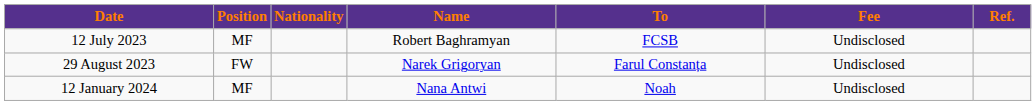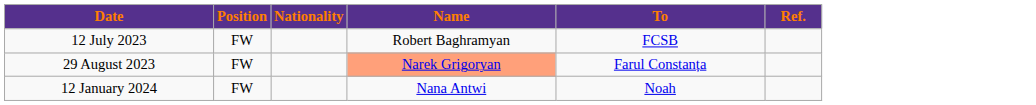- column: (869, 16)
(242, 40) MF -> (242, 40) FW
(451, 64) no background -> (451, 64) lightsalmon background
(242, 88) MF -> (242, 88) FW
